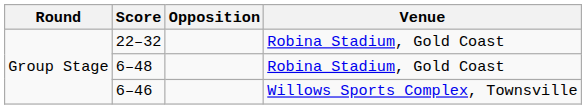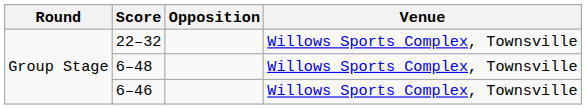(386, 42) Robina Stadium, Gold Coast -> (422, 42) Willows Sports Complex, Townsville
(386, 67) Robina Stadium, Gold Coast -> (422, 67) Willows Sports Complex, Townsville
